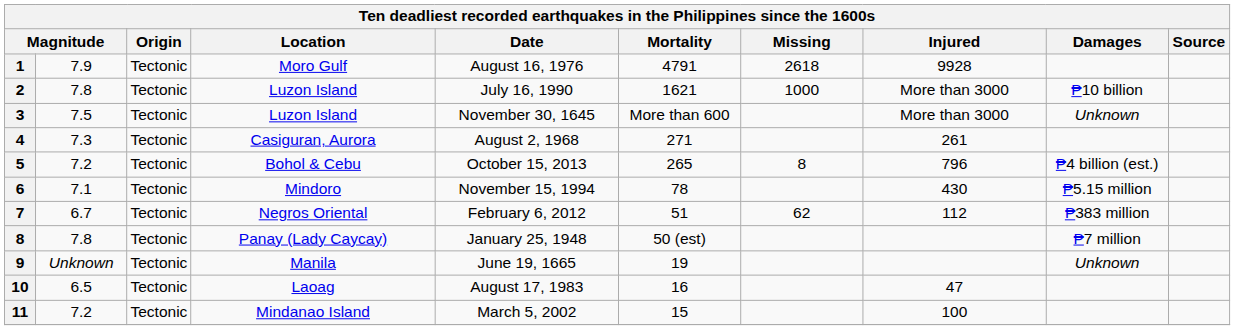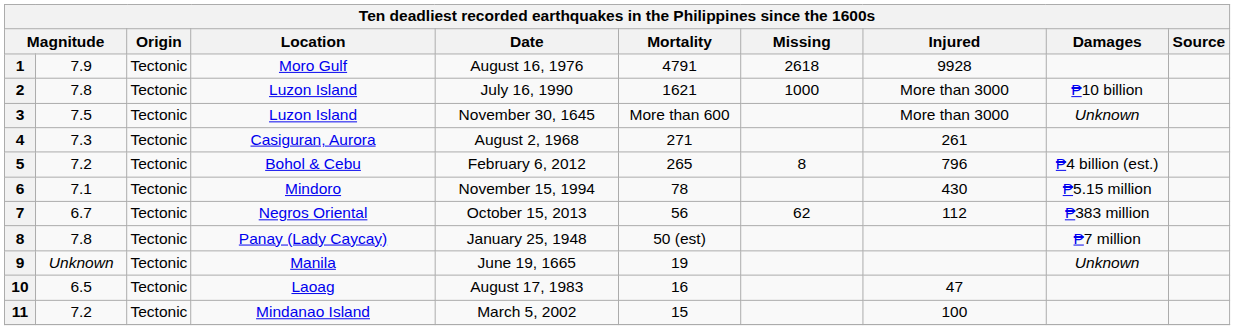(527, 164) October 15, 2013 -> (527, 164) February 6, 2012
(527, 213) February 6, 2012 -> (527, 213) October 15, 2013
(680, 213) 51 -> (680, 213) 56
